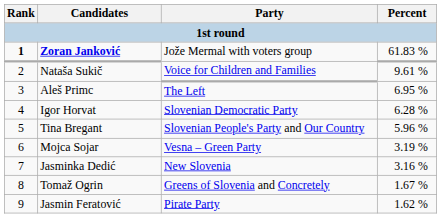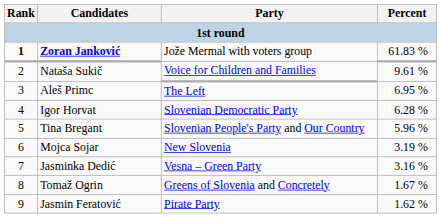(213, 147) Vesna – Green Party -> (197, 147) New Slovenia
(197, 166) New Slovenia -> (213, 166) Vesna – Green Party
